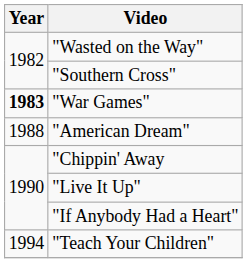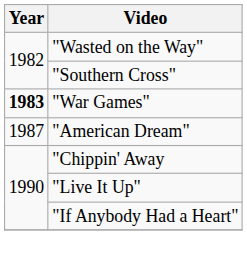(26, 131) 1988 -> (26, 131) 1987
- row: (133, 243)
